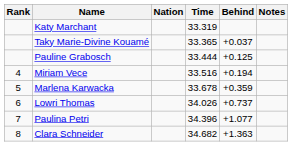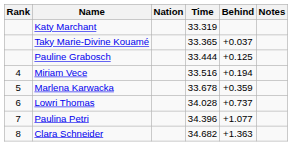(203, 103) 34.026 -> (203, 103) 34.028
